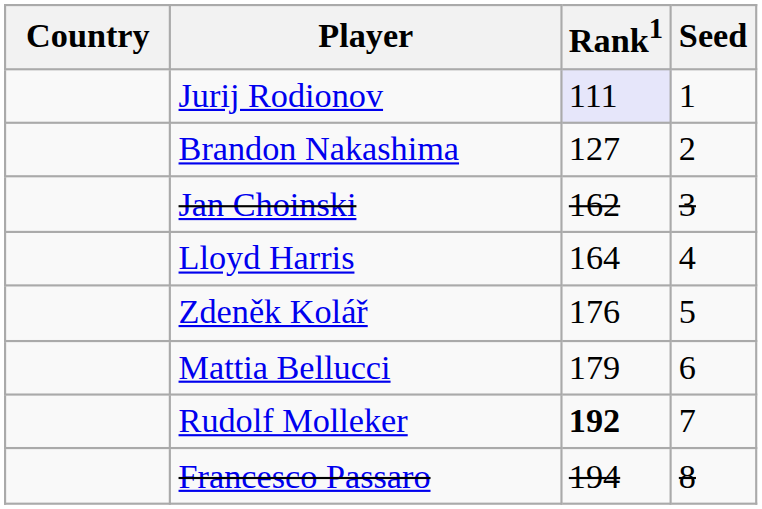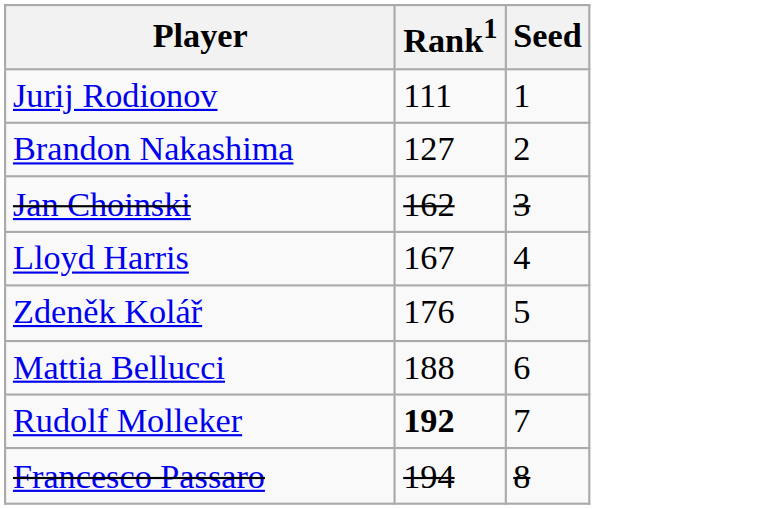- column: (88, 36)
(593, 95) lavender background -> (428, 95) no background
(595, 258) 164 -> (429, 258) 167
(595, 366) 179 -> (429, 366) 188
